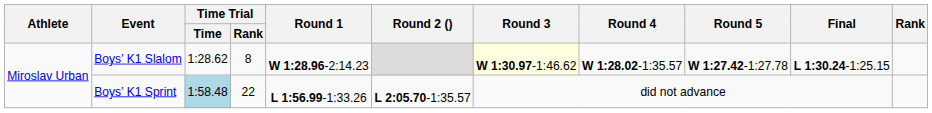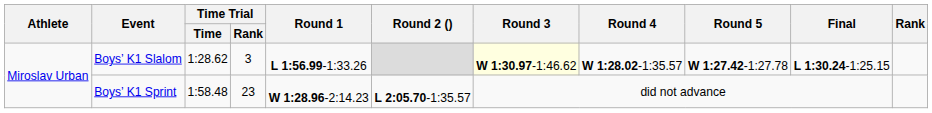(248, 59) 8 -> (248, 59) 3
(319, 66) W 1:28.96-2:14.23 -> (319, 66) L 1:56.99-1:33.26
(208, 92) lightblue background -> (208, 92) no background
(248, 92) 22 -> (248, 92) 23
(319, 99) L 1:56.99-1:33.26 -> (319, 99) W 1:28.96-2:14.23
